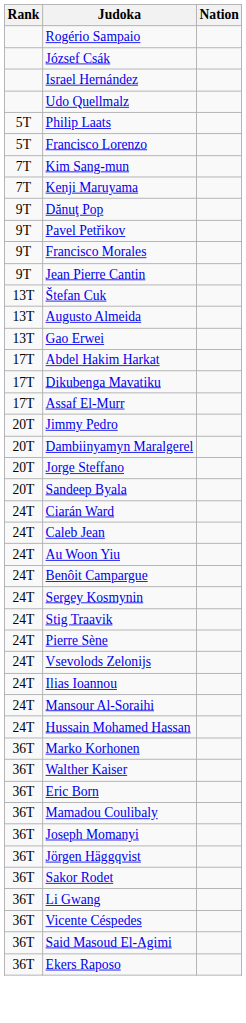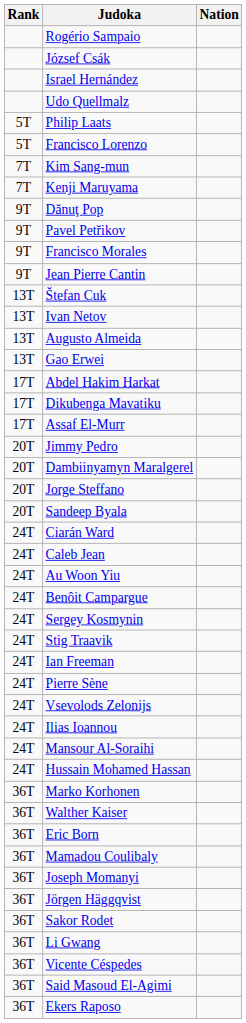+ row: (76, 317)
+ row: (80, 662)
